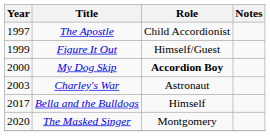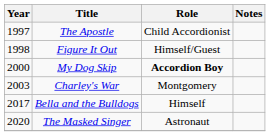(18, 49) 1999 -> (18, 49) 1998
(187, 85) Astronaut -> (187, 85) Montgomery
(187, 121) Montgomery -> (187, 121) Astronaut
